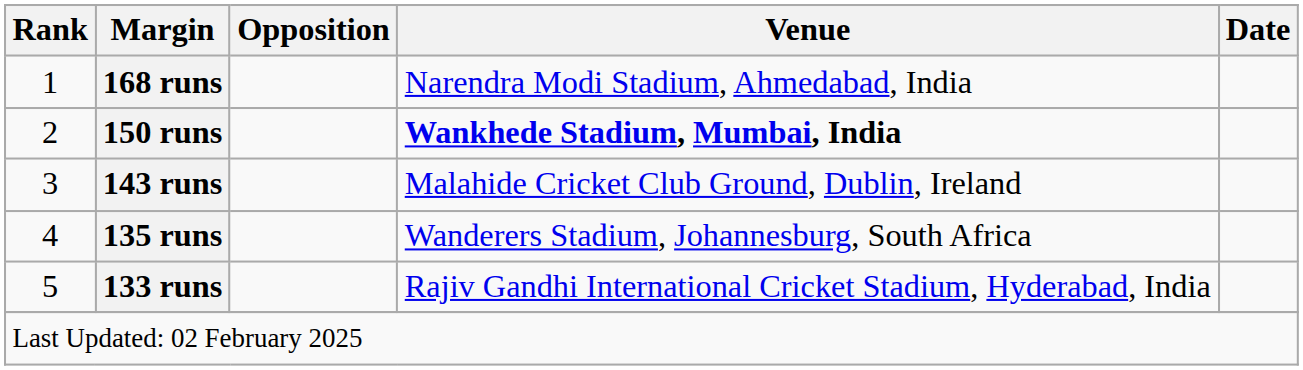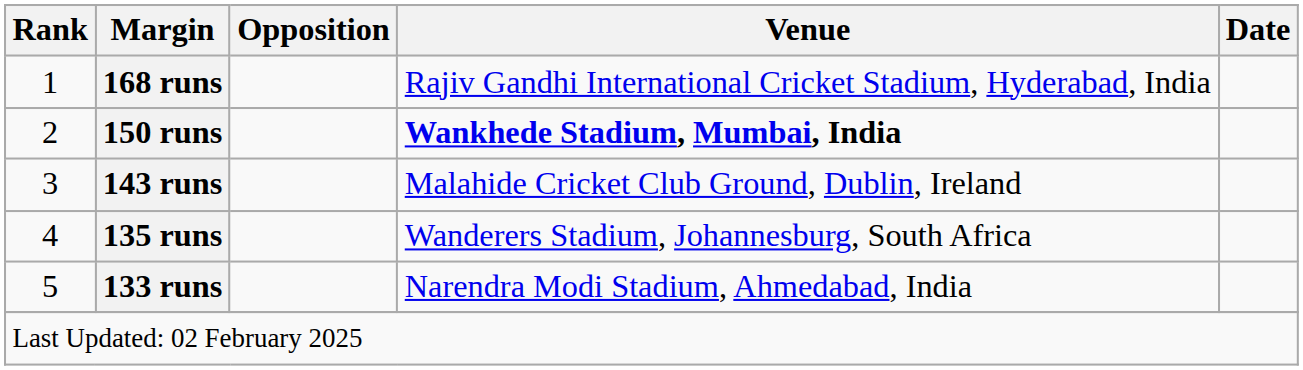(688, 81) Narendra Modi Stadium, Ahmedabad, India -> (808, 81) Rajiv Gandhi International Cricket Stadium, Hyderabad, India
(808, 286) Rajiv Gandhi International Cricket Stadium, Hyderabad, India -> (688, 286) Narendra Modi Stadium, Ahmedabad, India
